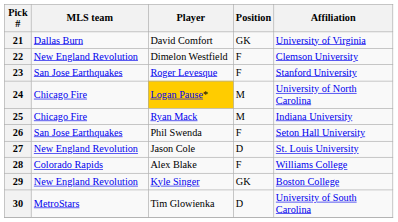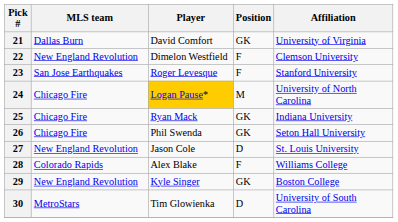(240, 116) M -> (243, 116) GK
(78, 133) San Jose Earthquakes -> (60, 133) Chicago Fire
(239, 133) F -> (243, 133) GK
